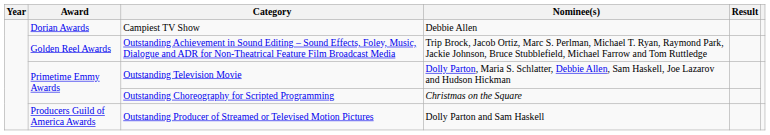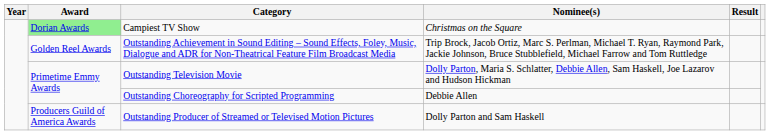(60, 27) no background -> (60, 27) lightgreen background
(451, 27) Debbie Allen -> (474, 27) Christmas on the Square
(474, 96) Christmas on the Square -> (451, 96) Debbie Allen
